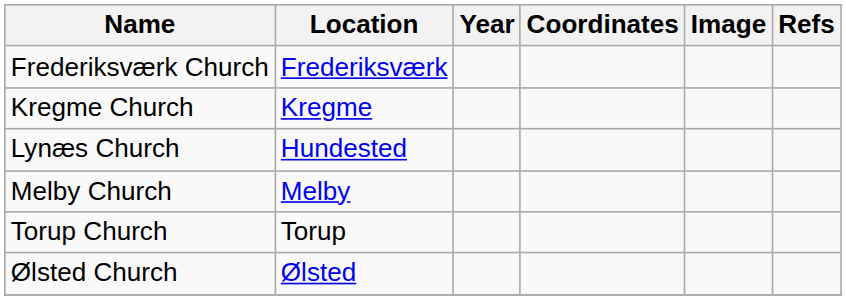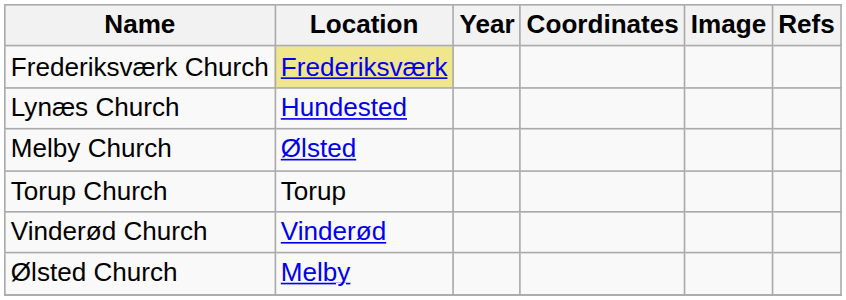(364, 66) no background -> (364, 66) khaki background
- row: (102, 107)
(316, 190) Melby -> (319, 149) Ølsted
+ row: (109, 231)
(319, 273) Ølsted -> (316, 273) Melby
